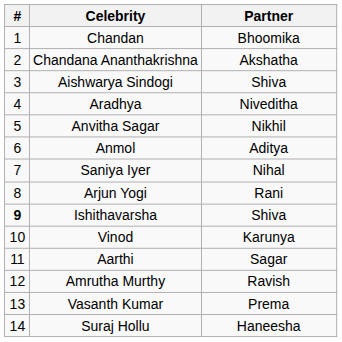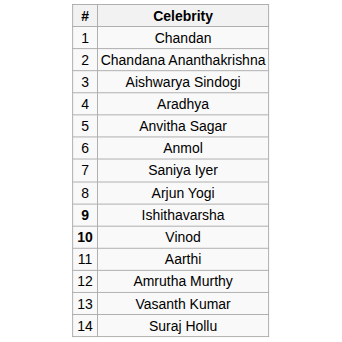- column: (269, 16)
(17, 237) normal -> (85, 237) bold
